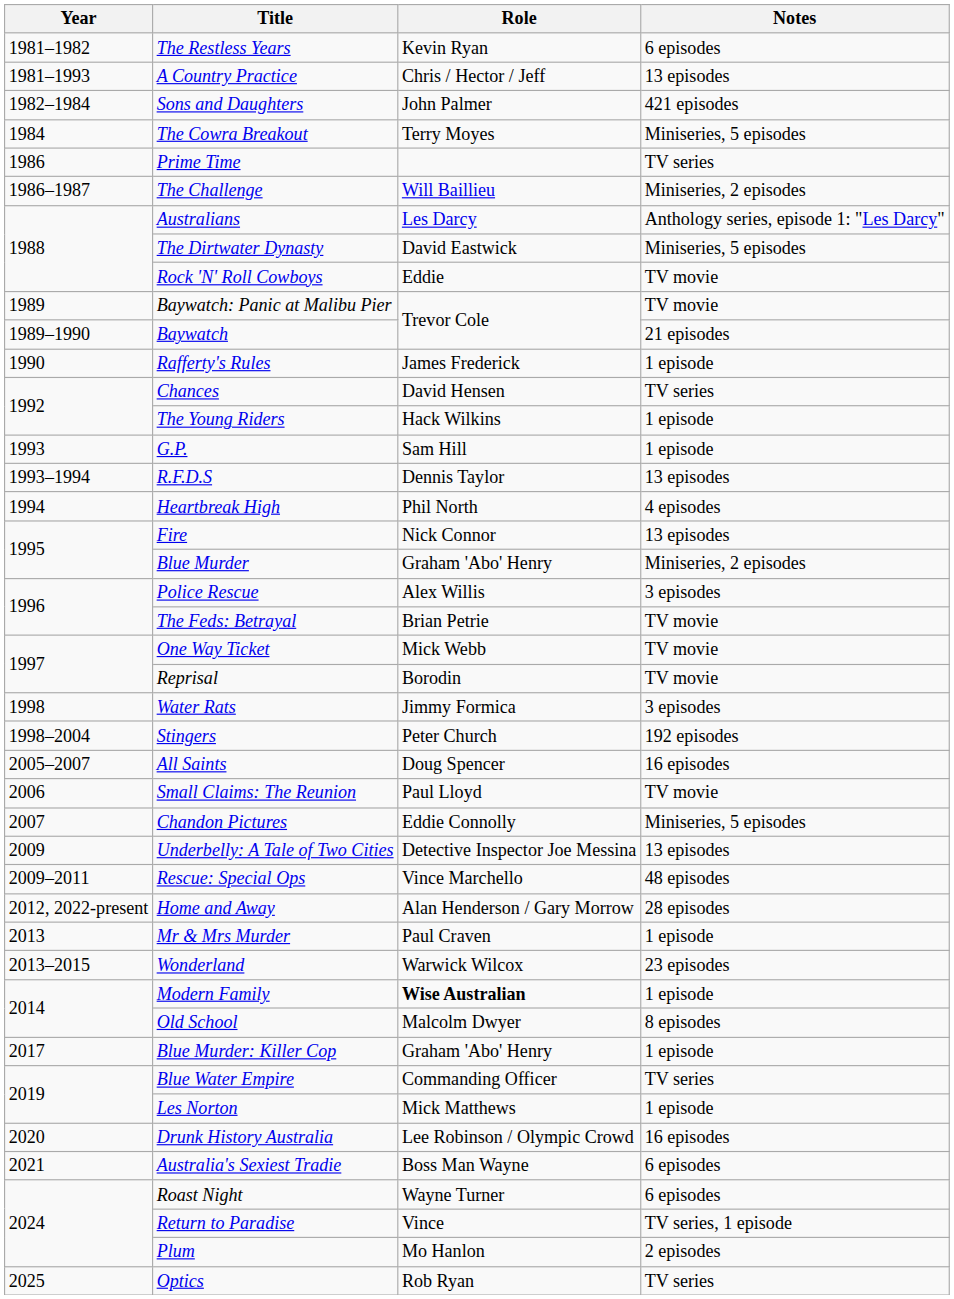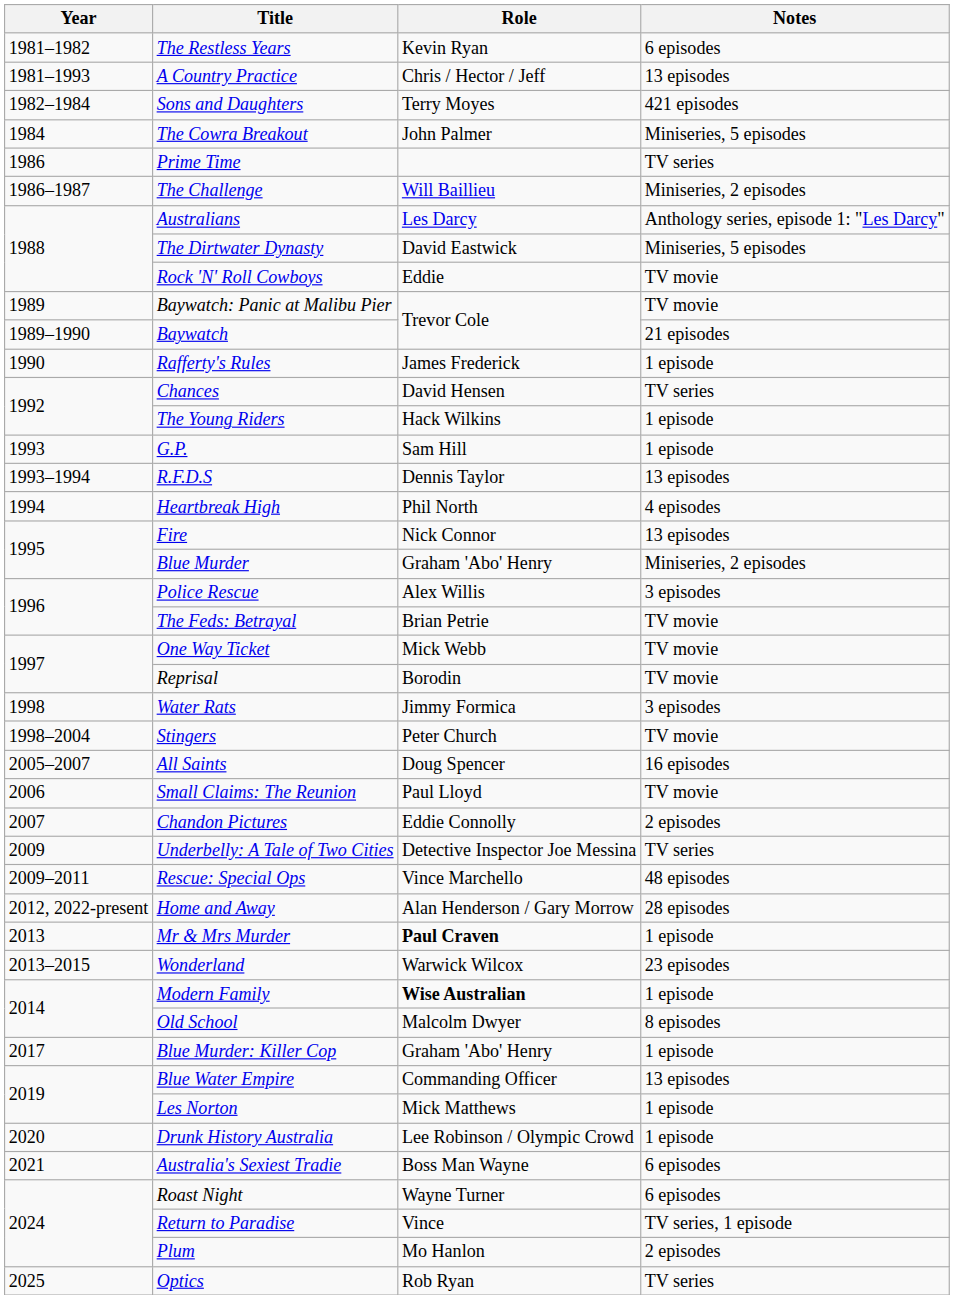(447, 104) John Palmer -> (448, 104) Terry Moyes
(448, 133) Terry Moyes -> (447, 133) John Palmer
(692, 735) 192 episodes -> (681, 735) TV movie
(725, 821) Miniseries, 5 episodes -> (683, 821) 2 episodes
(687, 850) 13 episodes -> (679, 850) TV series
(446, 936) normal -> (450, 936) bold
(679, 1079) TV series -> (687, 1079) 13 episodes
(687, 1137) 16 episodes -> (679, 1137) 1 episode
